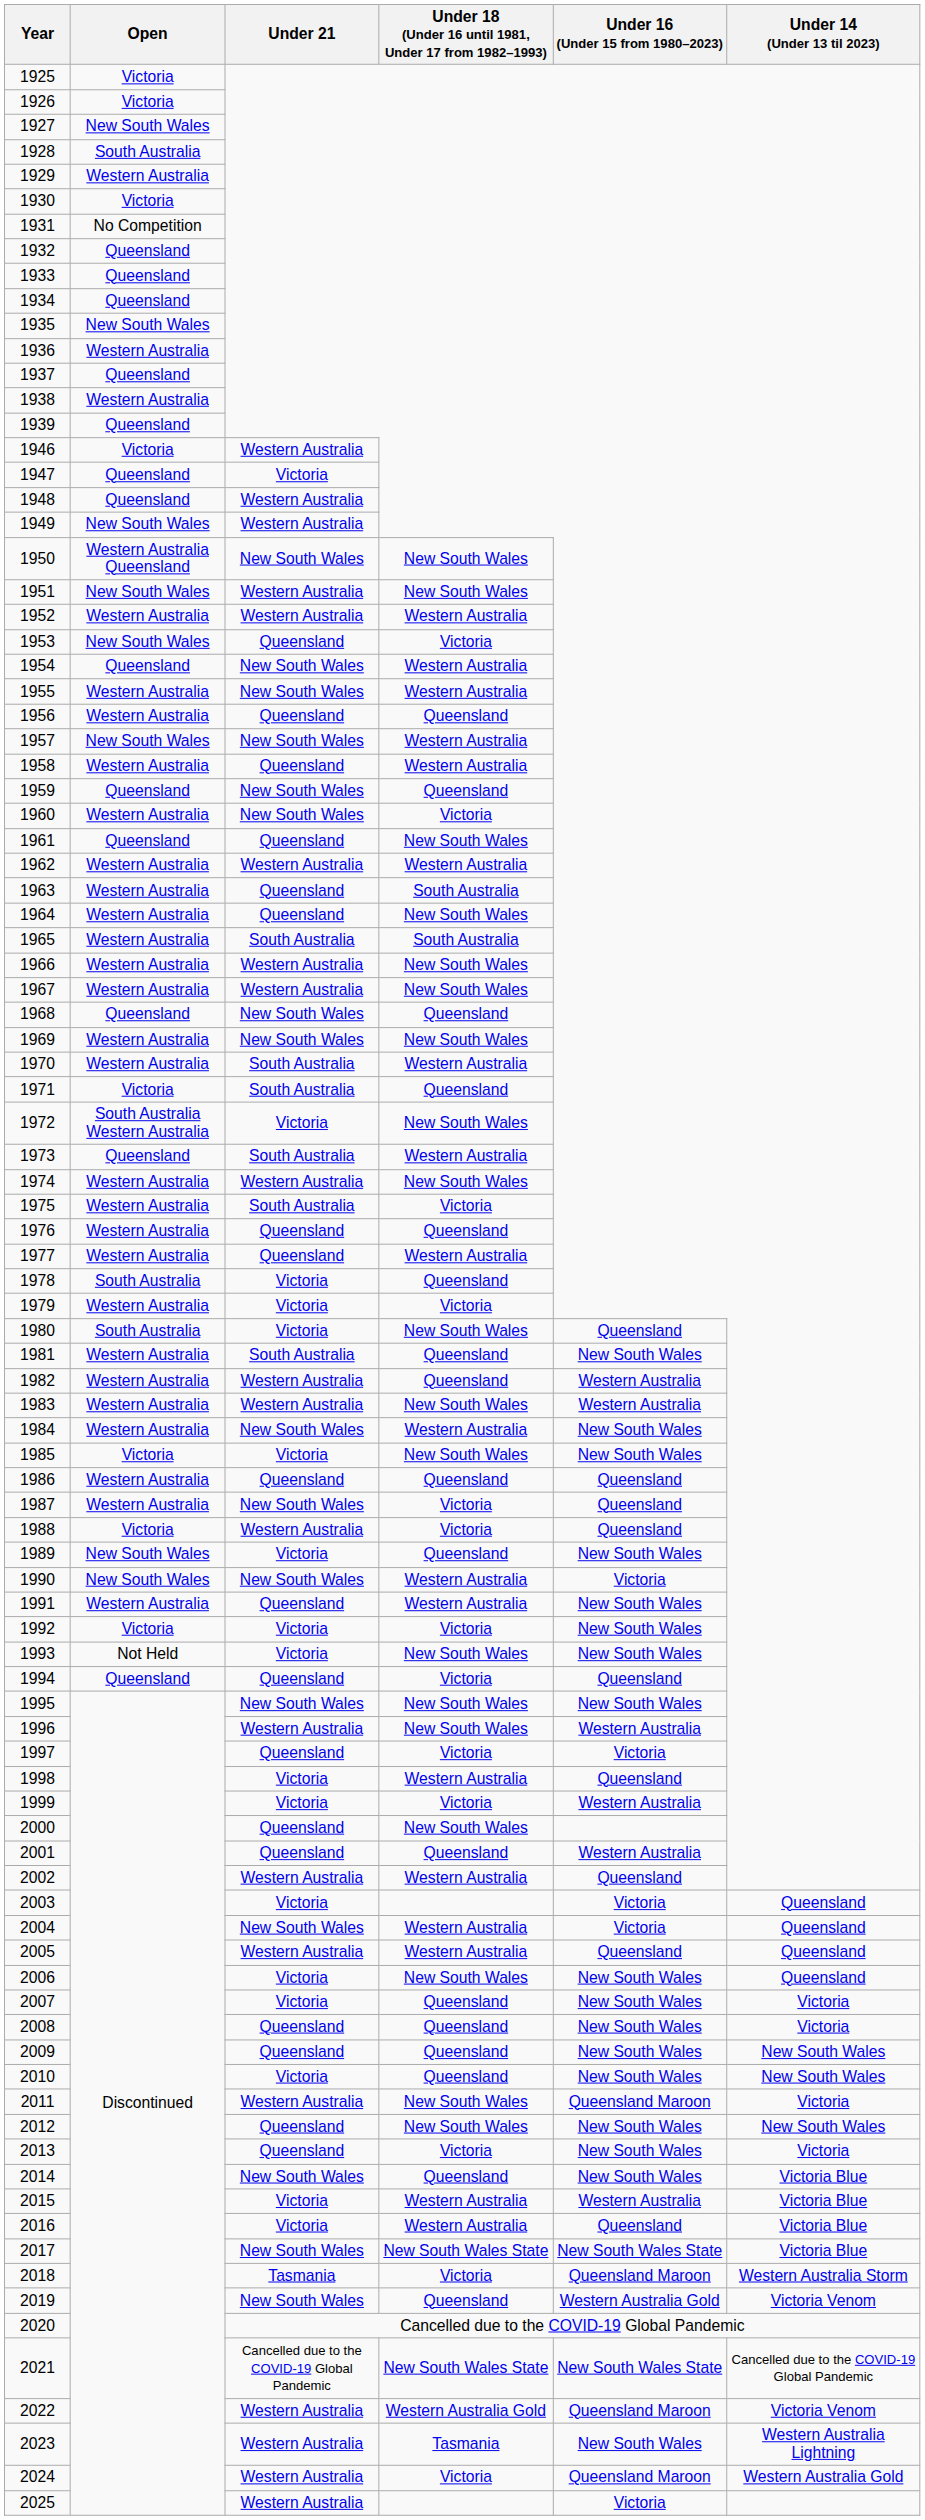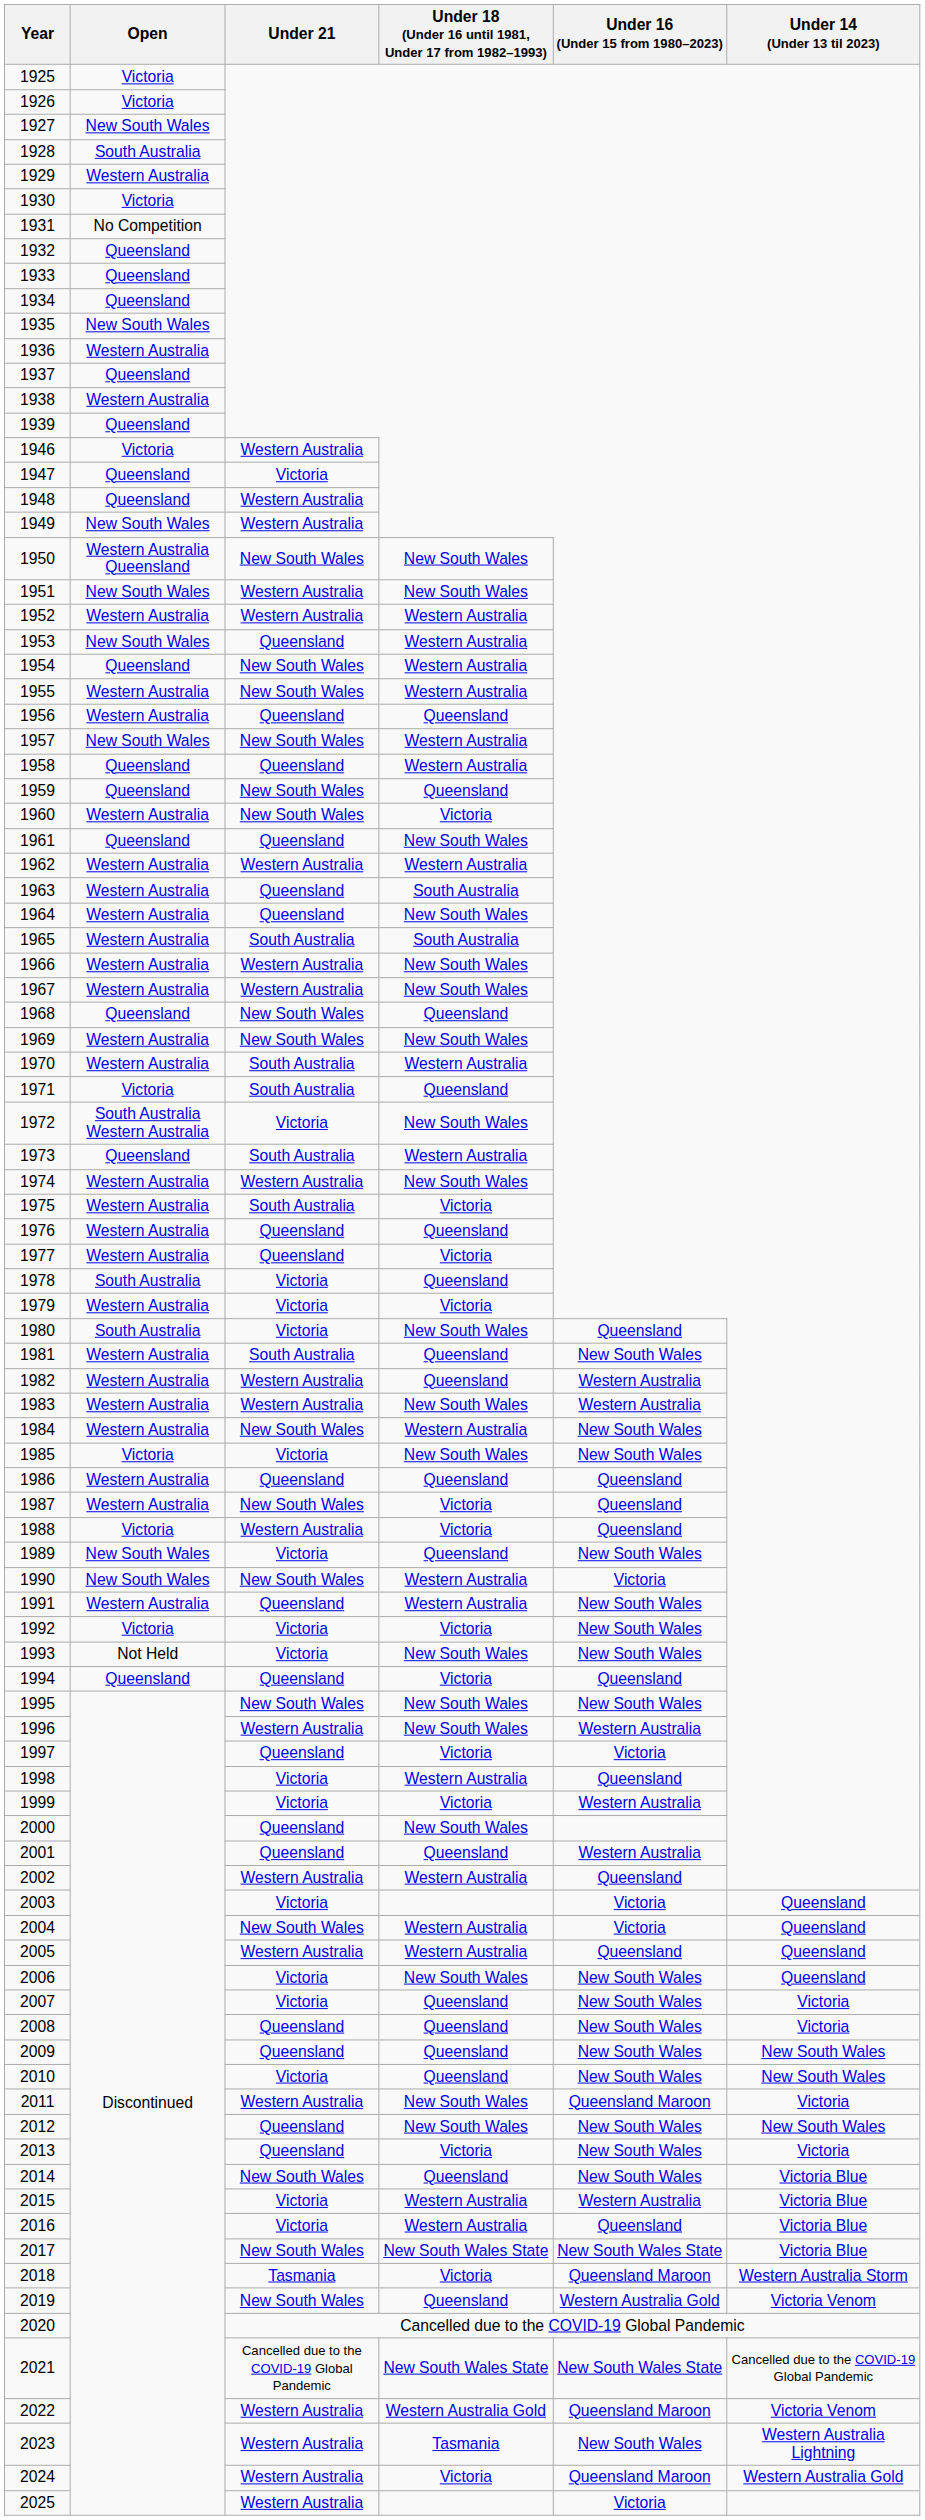(466, 641) Victoria -> (466, 641) Western Australia
(148, 766) Western Australia -> (148, 766) Queensland
(466, 1256) Western Australia -> (466, 1256) Victoria
